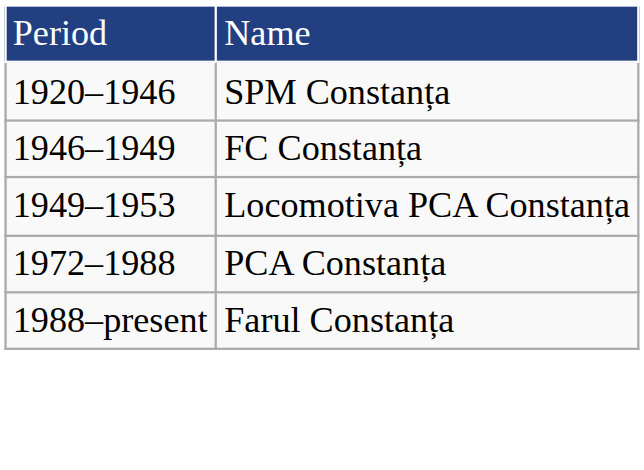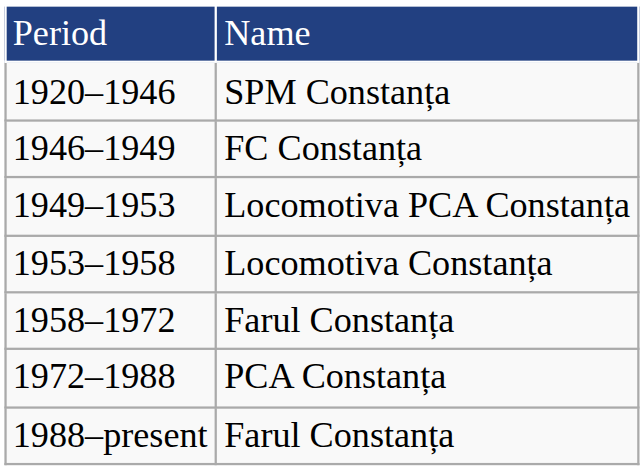+ row: (94, 262)
+ row: (94, 320)
